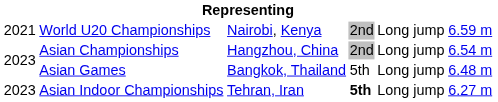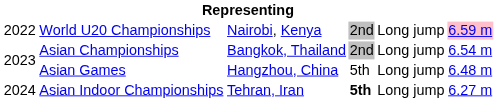(20, 30) 2021 -> (20, 30) 2022
(470, 30) no background -> (470, 30) pink background
(283, 50) Hangzhou, China -> (287, 50) Bangkok, Thailand
(287, 70) Bangkok, Thailand -> (283, 70) Hangzhou, China
(20, 90) 2023 -> (20, 90) 2024
